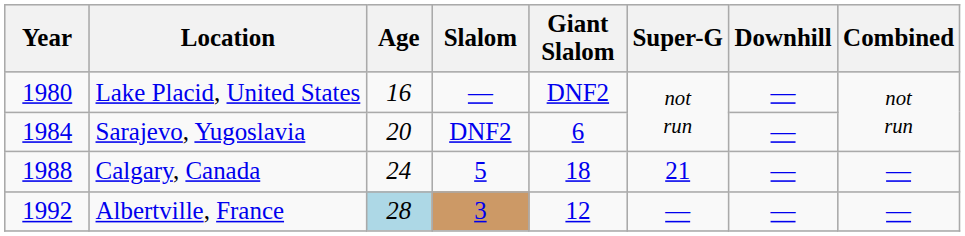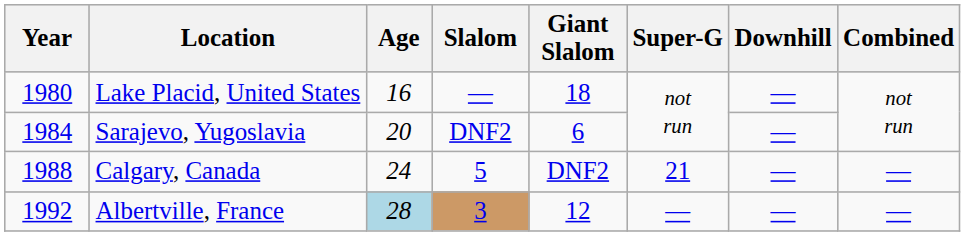(578, 91) DNF2 -> (578, 91) 18
(578, 171) 18 -> (578, 171) DNF2
